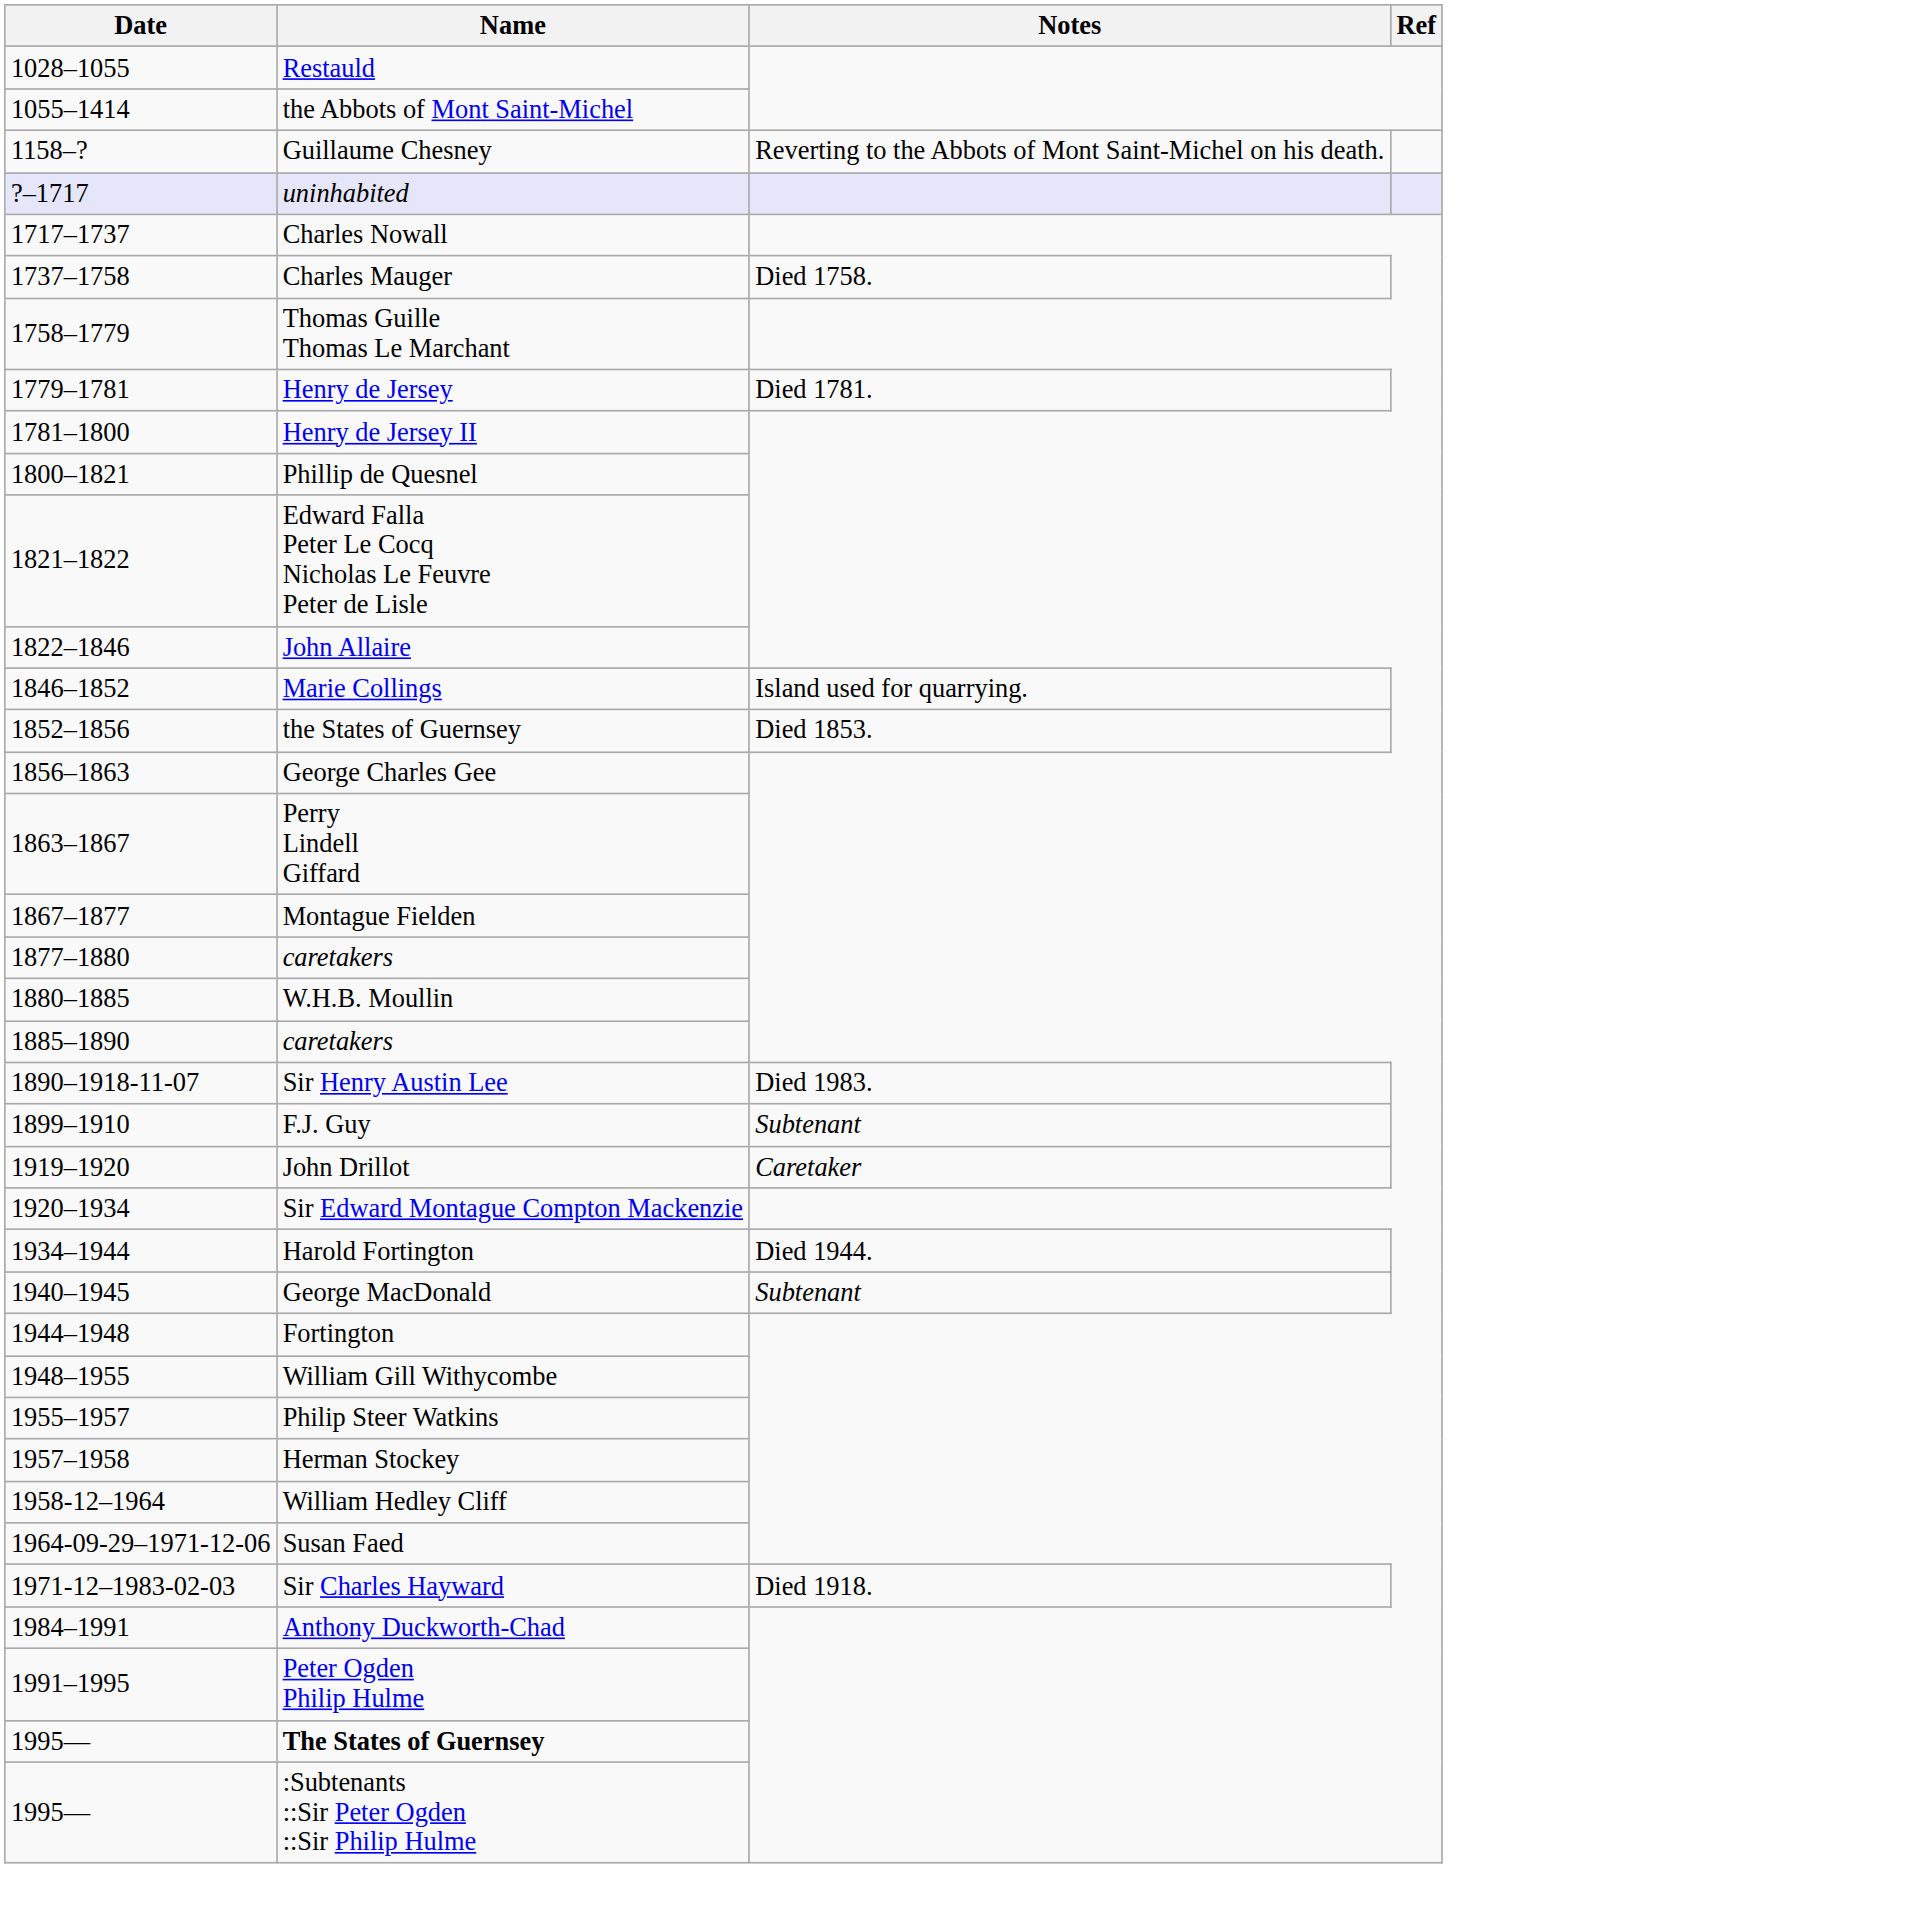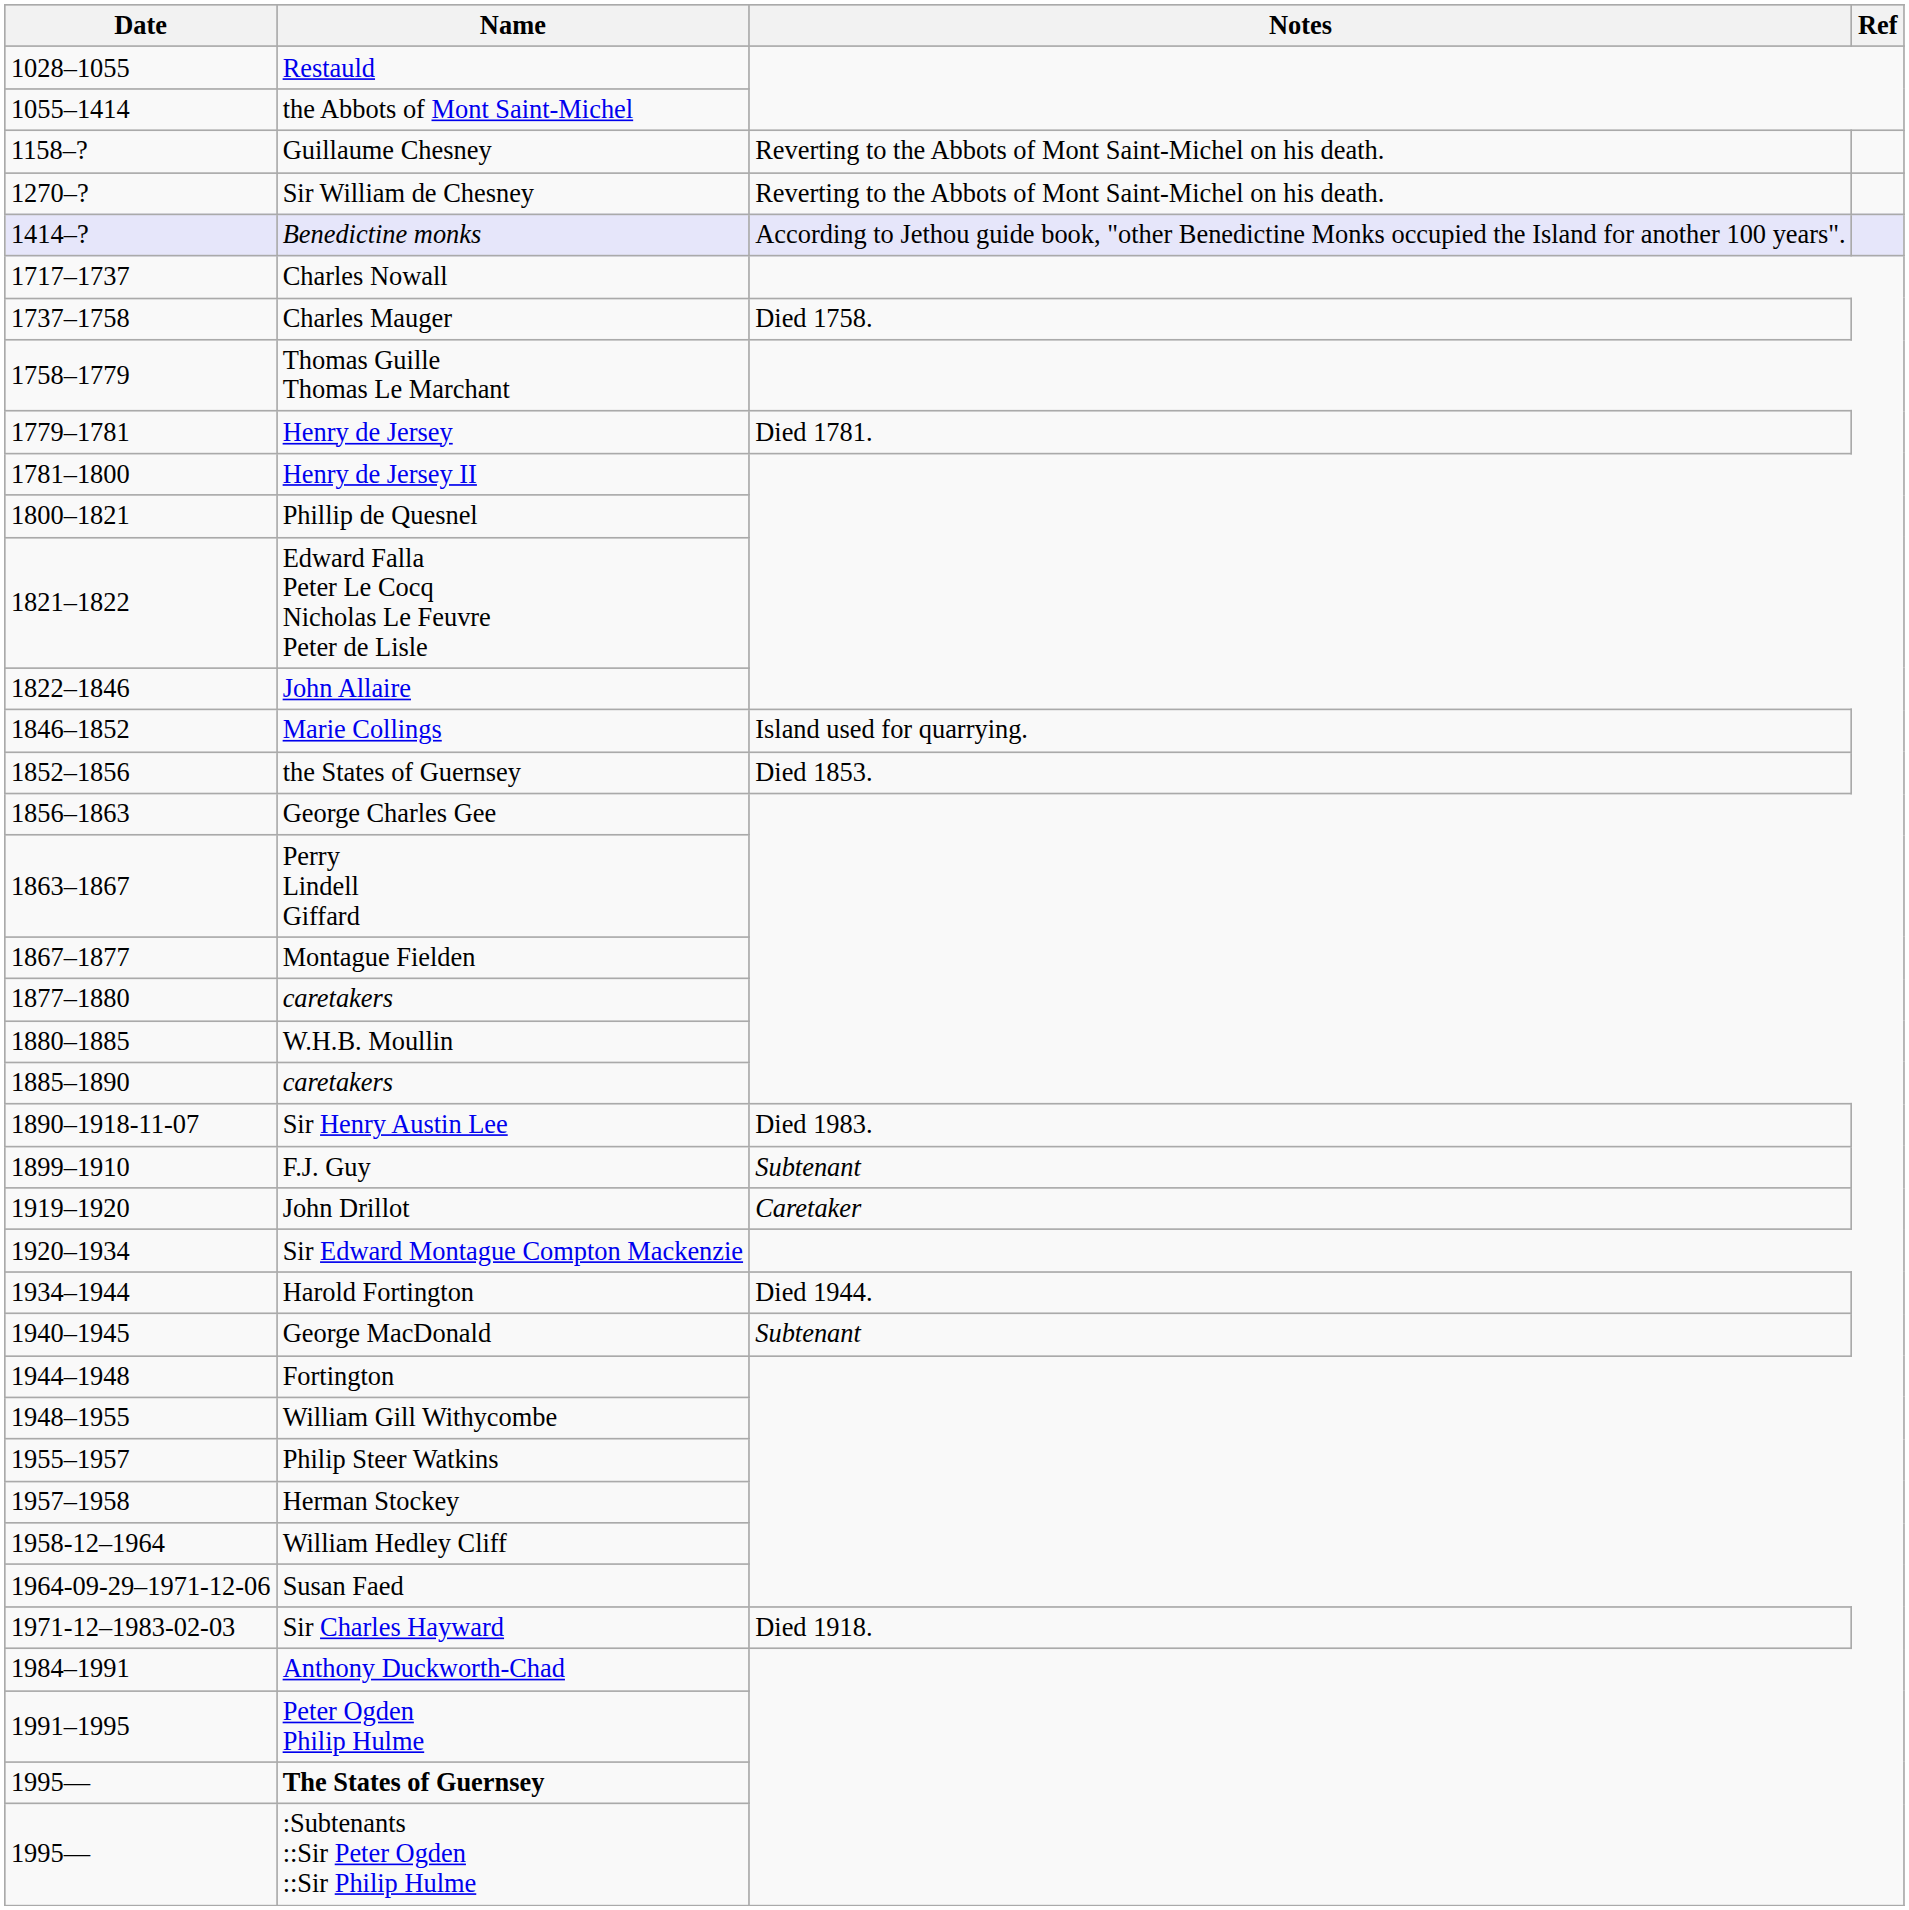+ row: (50, 192)
+ row: (50, 234)
- row: (50, 192)
